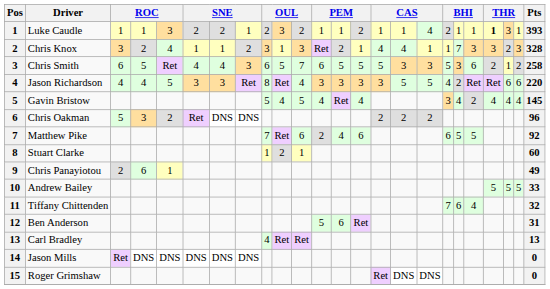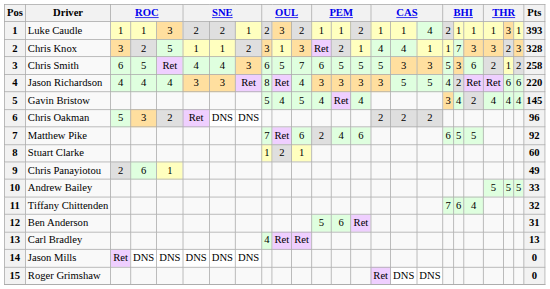(493, 30) bold -> (493, 30) normal
(170, 47) 4 -> (170, 47) 5
(170, 82) 5 -> (170, 82) 4
